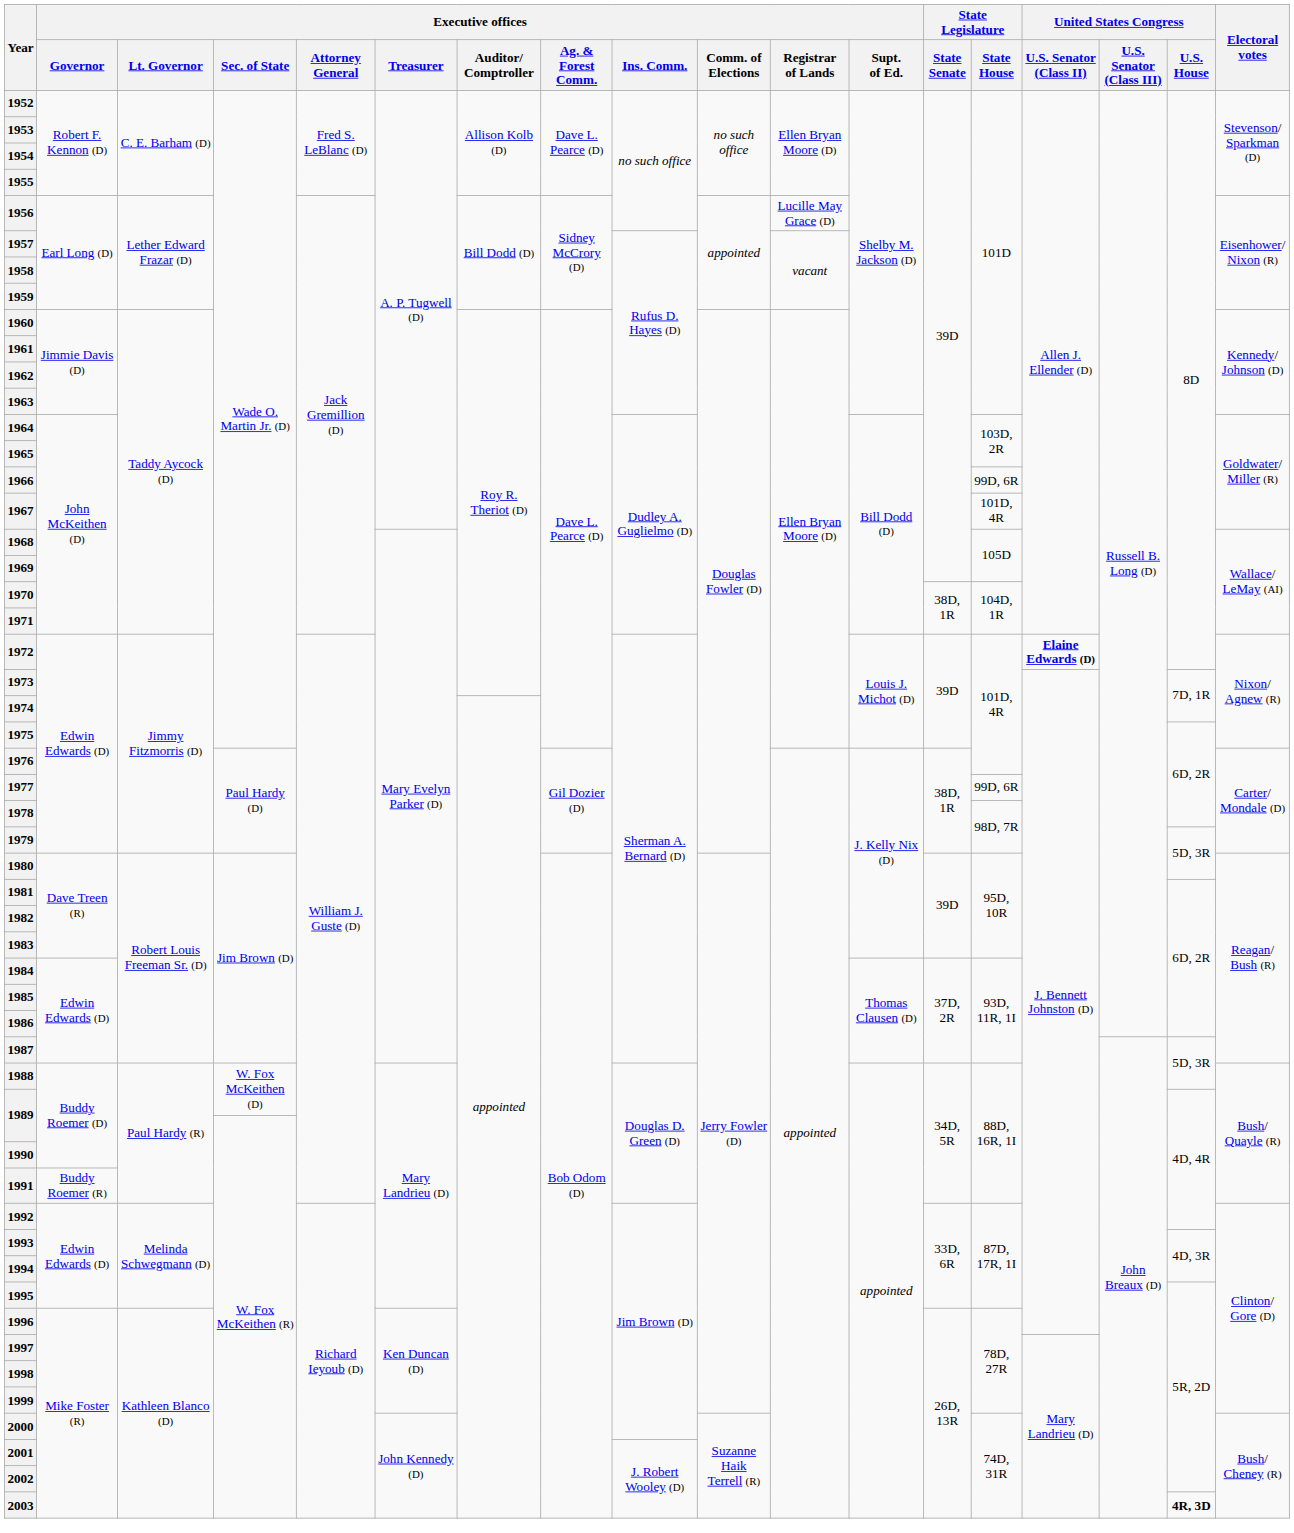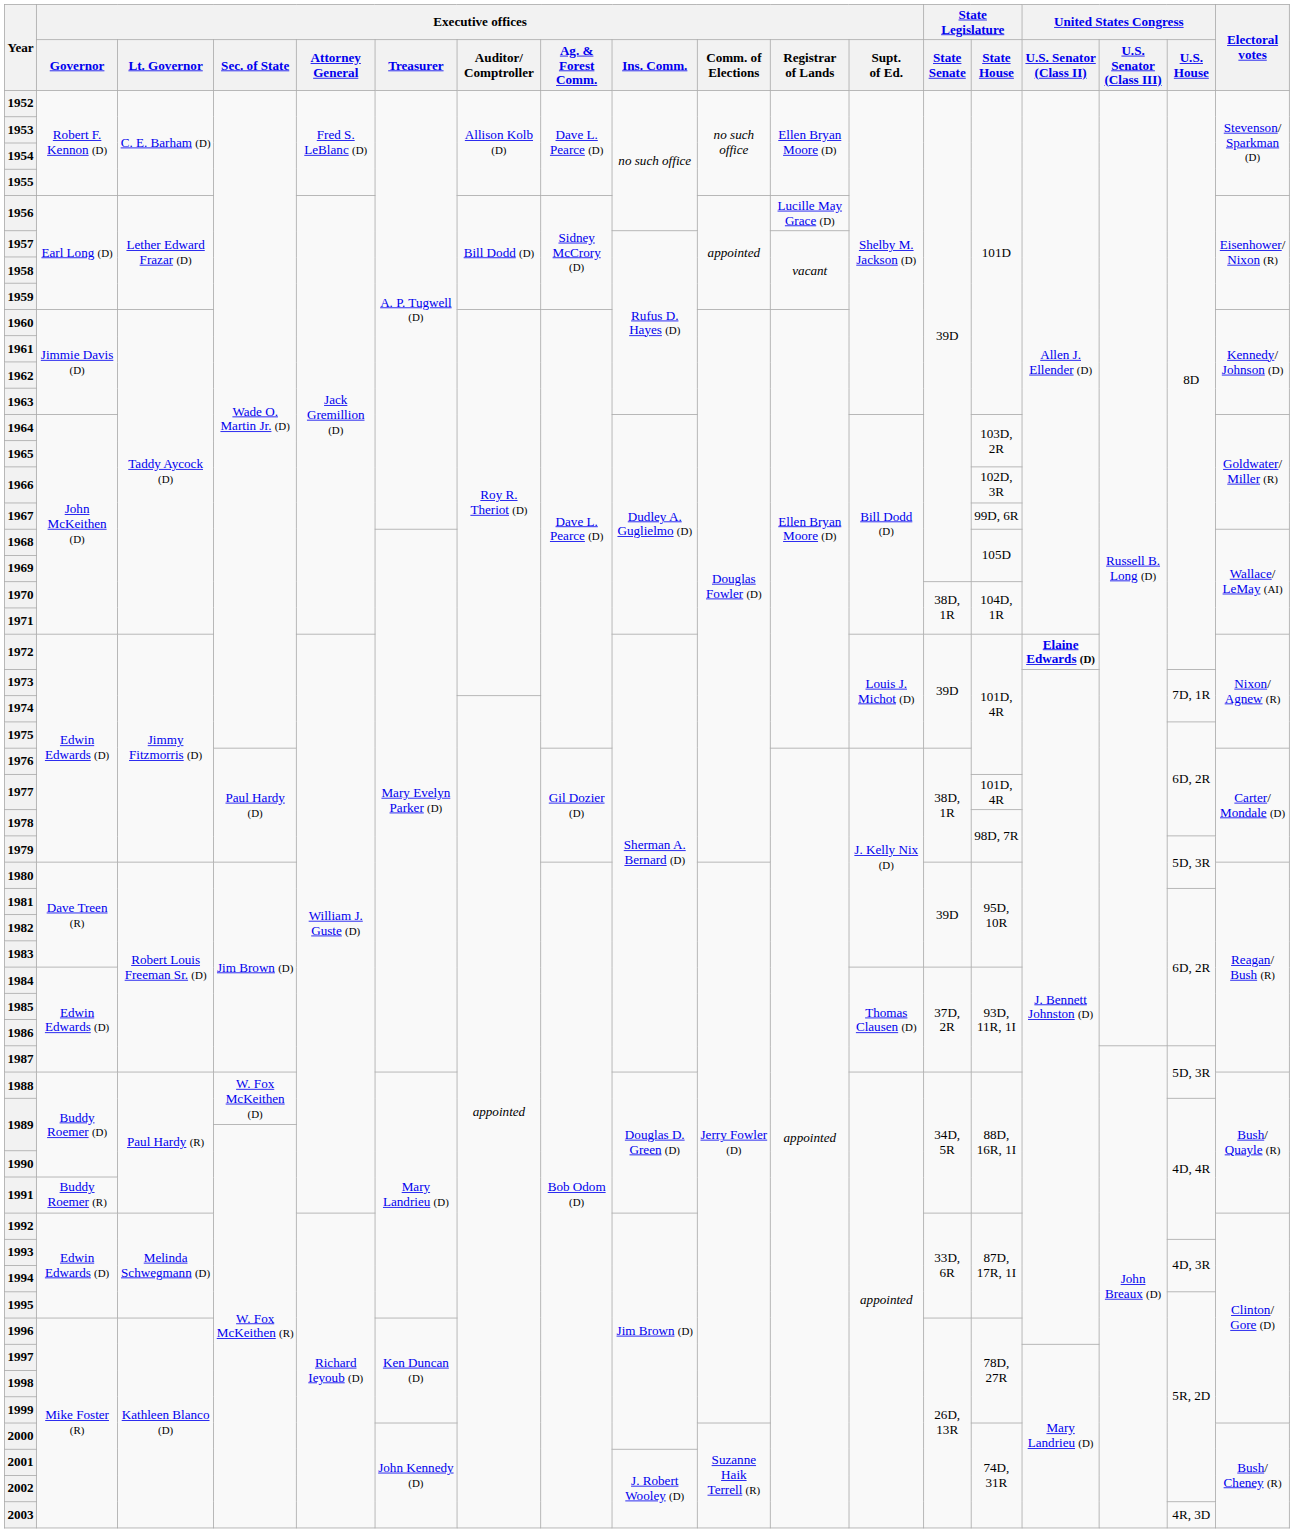(996, 480) 99D, 6R -> (996, 484) 102D, 3R
(996, 511) 101D, 4R -> (996, 515) 99D, 6R
(996, 787) 99D, 6R -> (996, 792) 101D, 4R
(1191, 1505) bold -> (1191, 1514) normal
